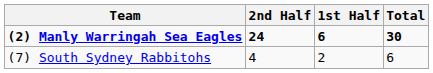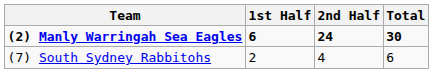columns swapped: (349, 15) <-> (280, 15)
